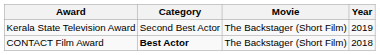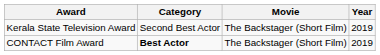(362, 43) 2018 -> (362, 43) 2019
